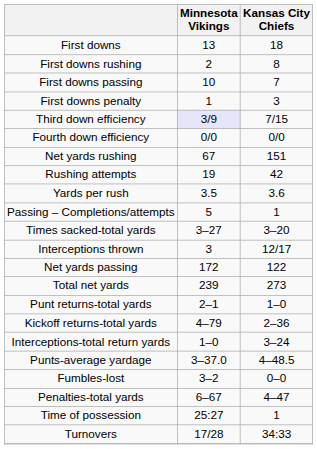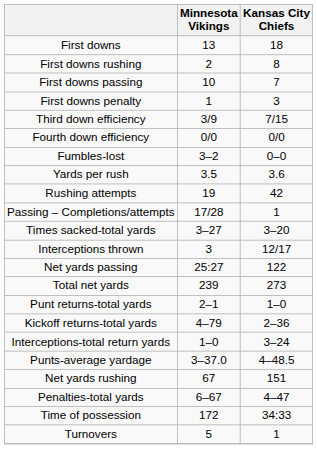(209, 119) lavender background -> (209, 119) no background
rows swapped: (91, 156) <-> (91, 378)
rows swapped: (91, 175) <-> (91, 193)
(209, 212) 5 -> (209, 212) 17/28
(209, 267) 172 -> (209, 267) 25:27
(209, 415) 25:27 -> (209, 415) 172
(277, 415) 1 -> (277, 415) 34:33
(209, 434) 17/28 -> (209, 434) 5
(277, 434) 34:33 -> (277, 434) 1
